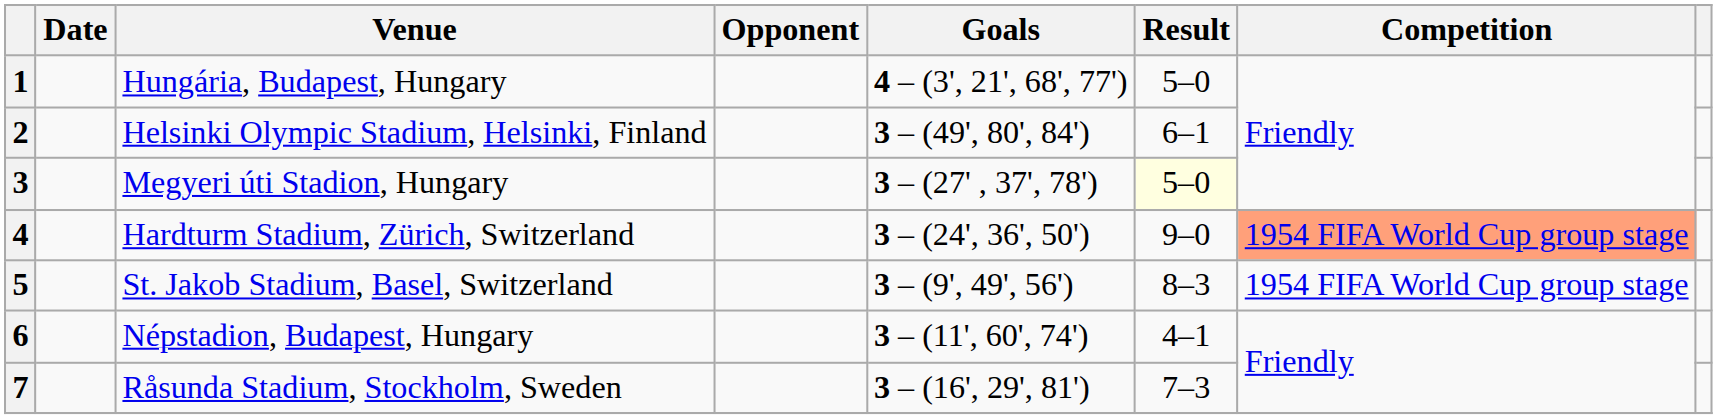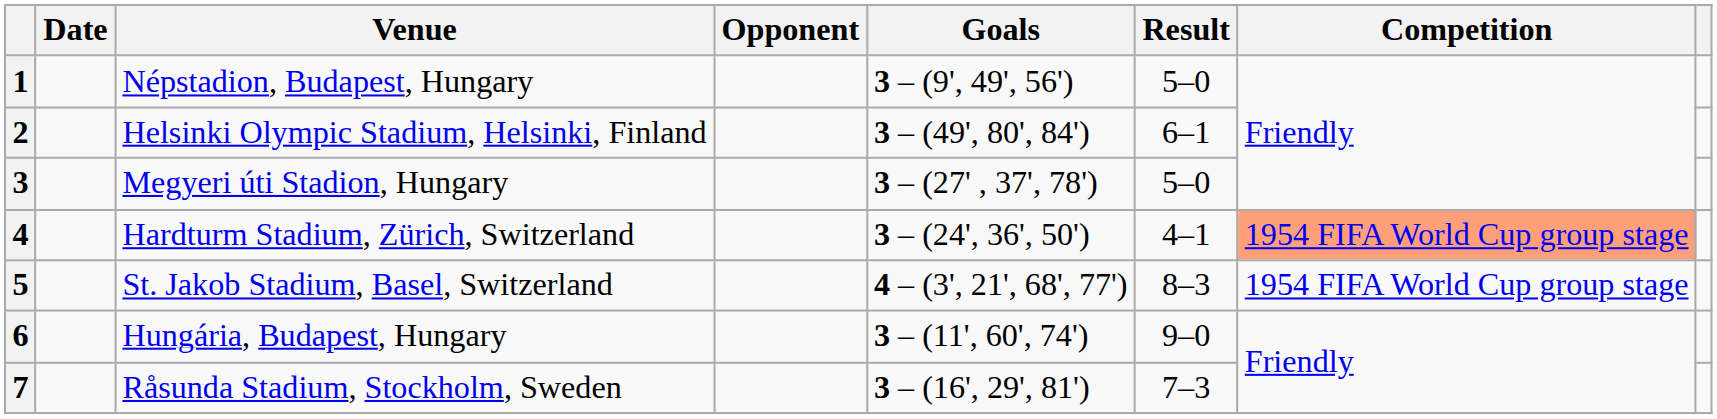(314, 81) Hungária, Budapest, Hungary -> (328, 81) Népstadion, Budapest, Hungary
(1001, 81) 4 – (3', 21', 68', 77') -> (974, 81) 3 – (9', 49', 56')
(1186, 183) lightyellow background -> (1186, 183) no background
(1186, 234) 9–0 -> (1186, 234) 4–1
(974, 285) 3 – (9', 49', 56') -> (1001, 285) 4 – (3', 21', 68', 77')
(328, 336) Népstadion, Budapest, Hungary -> (314, 336) Hungária, Budapest, Hungary
(1186, 336) 4–1 -> (1186, 336) 9–0
